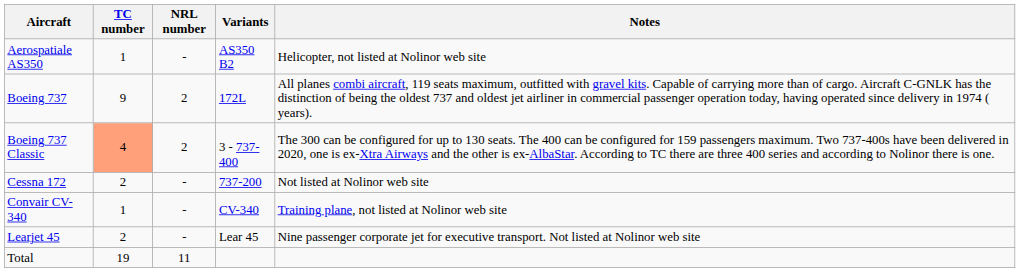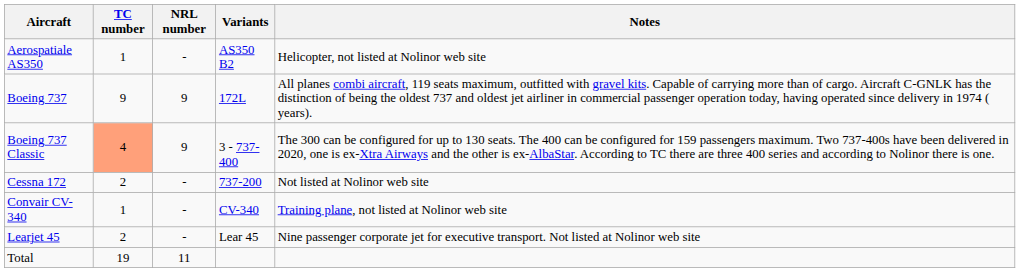(184, 98) 2 -> (184, 98) 9
(184, 147) 2 -> (184, 147) 9
